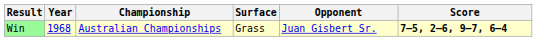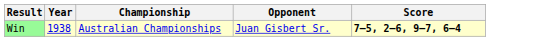- column: (256, 12)
(59, 29) 1968 -> (59, 29) 1938
